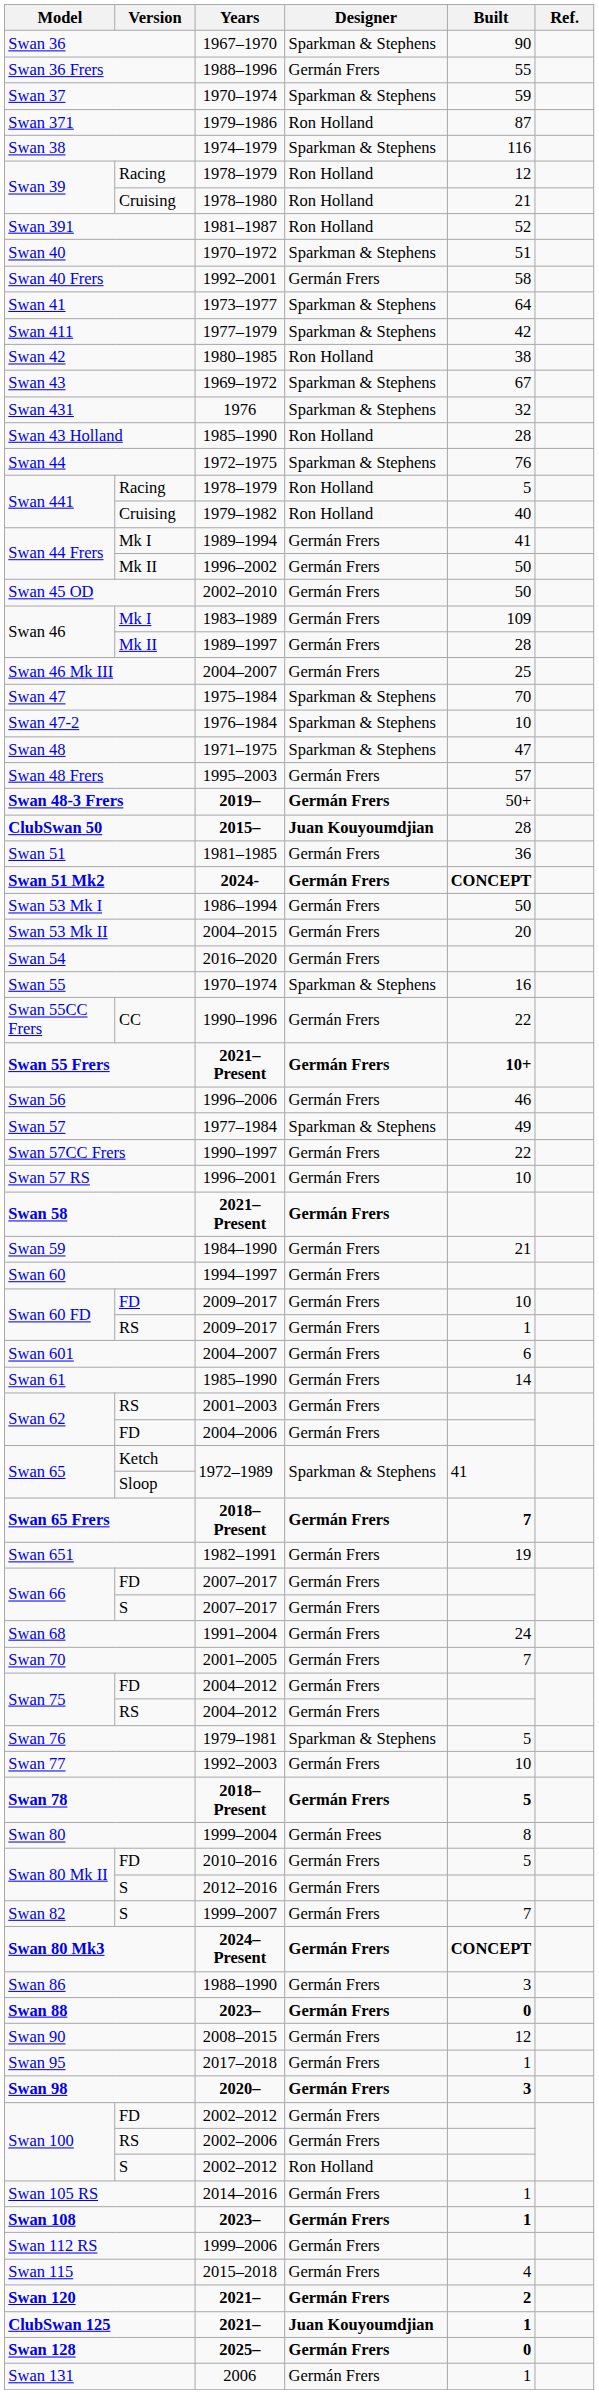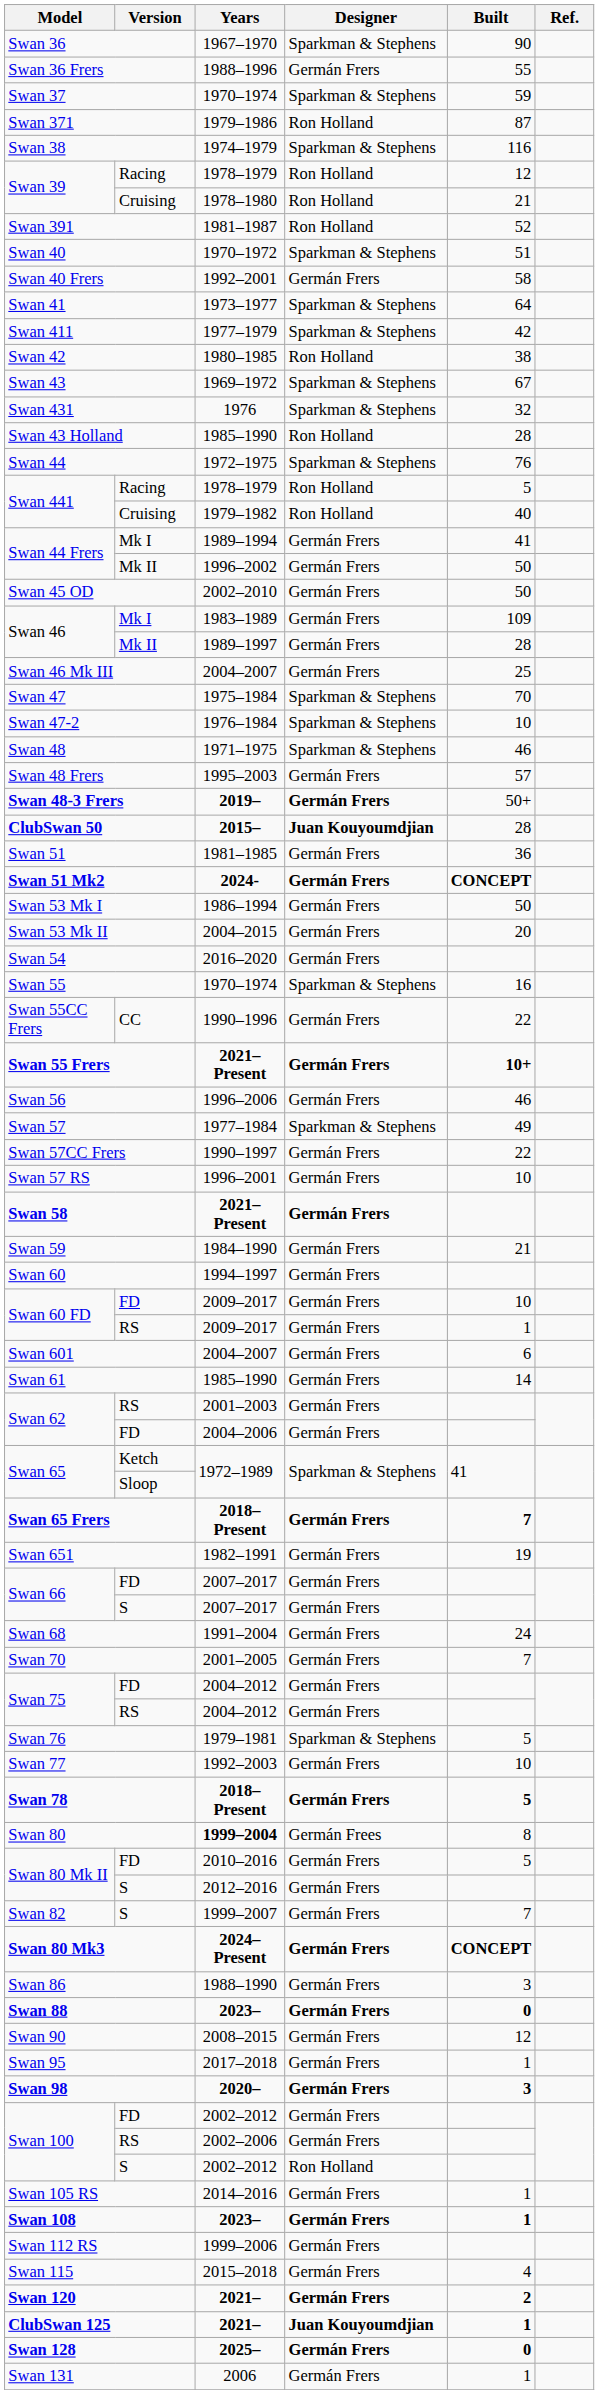(523, 749) 47 -> (523, 749) 46
(240, 1835) normal -> (240, 1835) bold
